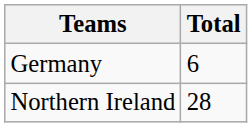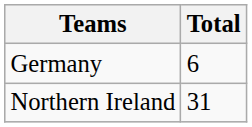(199, 102) 28 -> (199, 102) 31
